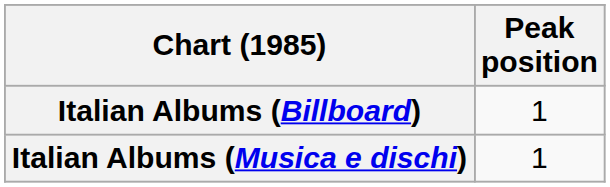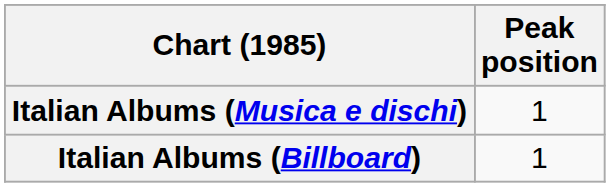rows swapped: (239, 109) <-> (239, 157)
